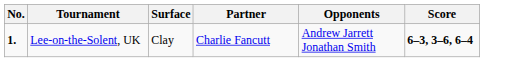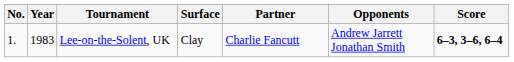+ column: (42, 13)
(12, 40) bold -> (12, 40) normal
